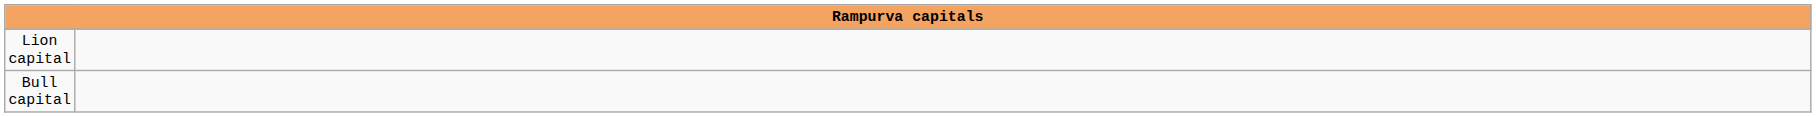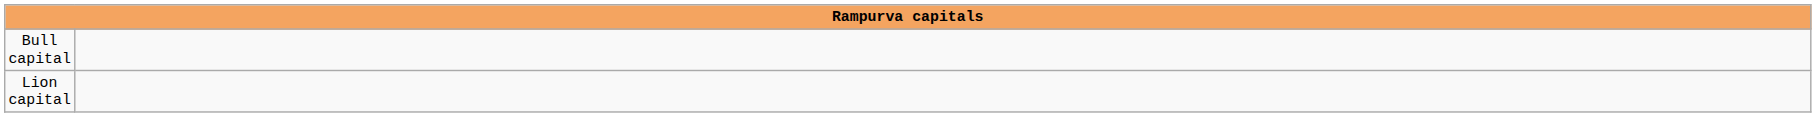rows swapped: (40, 50) <-> (40, 92)
